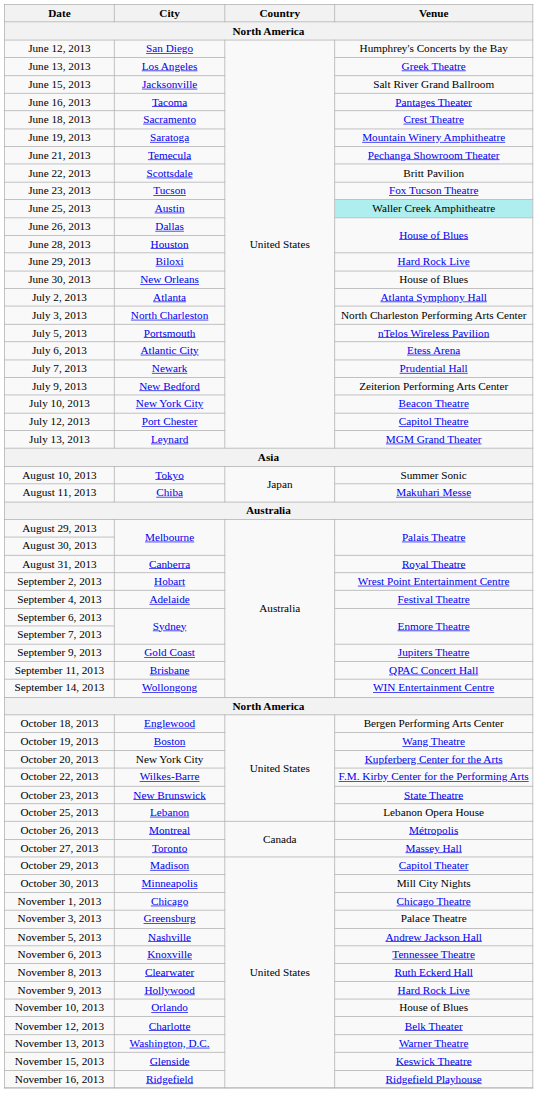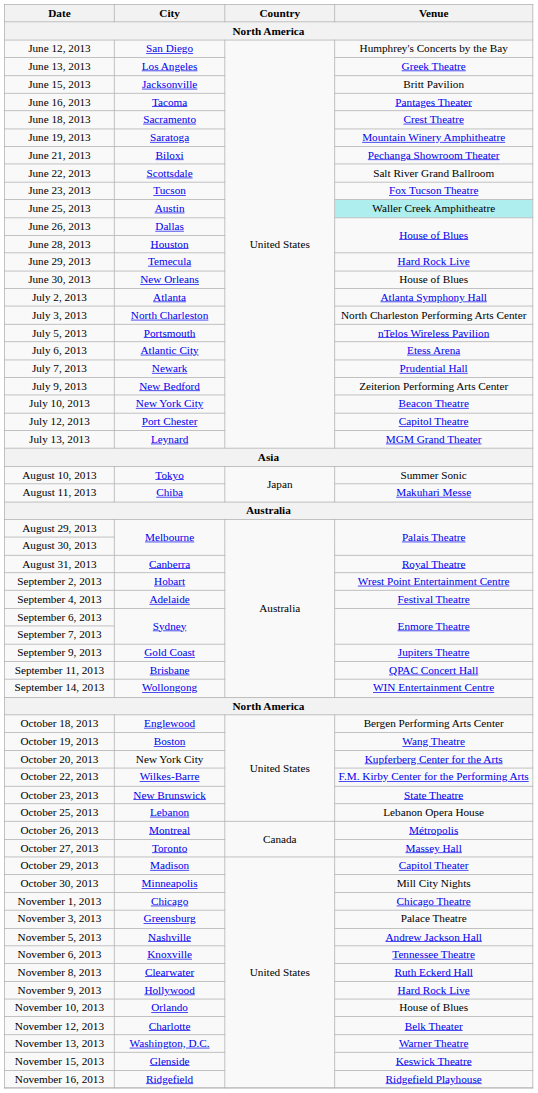(434, 84) Salt River Grand Ballroom -> (434, 84) Britt Pavilion
(170, 155) Temecula -> (170, 155) Biloxi
(434, 173) Britt Pavilion -> (434, 173) Salt River Grand Ballroom
(170, 262) Biloxi -> (170, 262) Temecula
